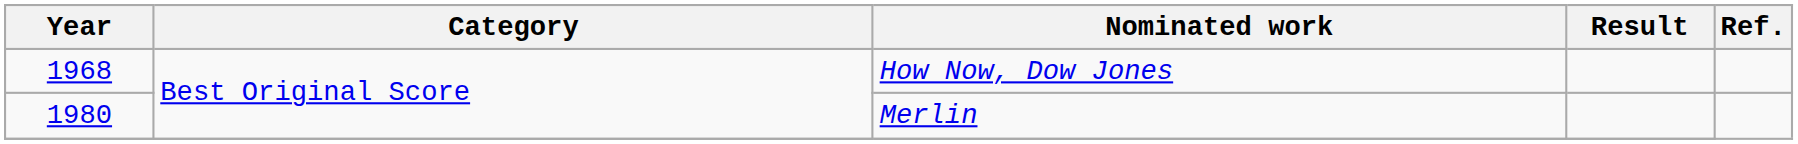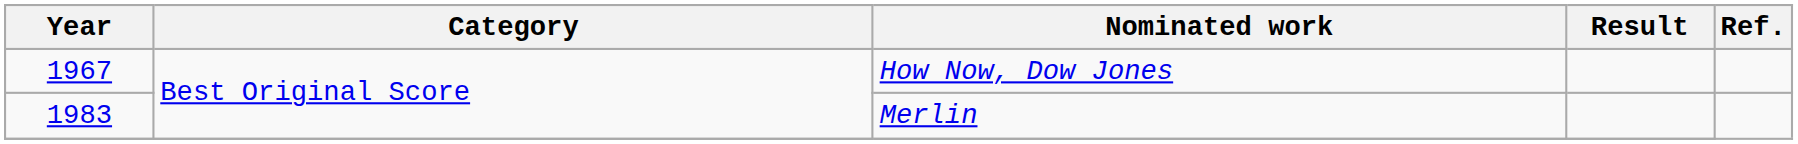(79, 71) 1968 -> (79, 71) 1967
(79, 116) 1980 -> (79, 116) 1983
